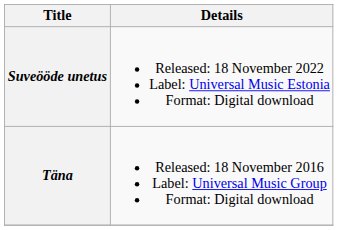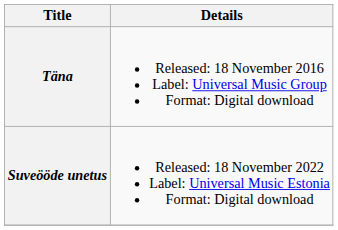rows swapped: (57, 175) <-> (57, 76)
